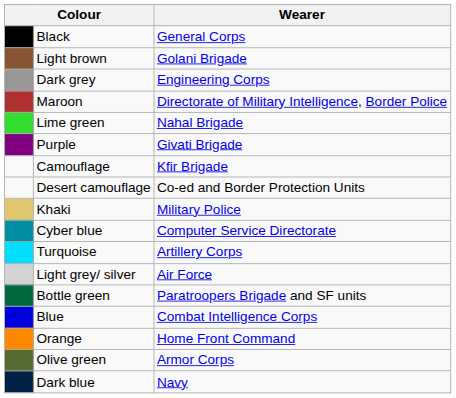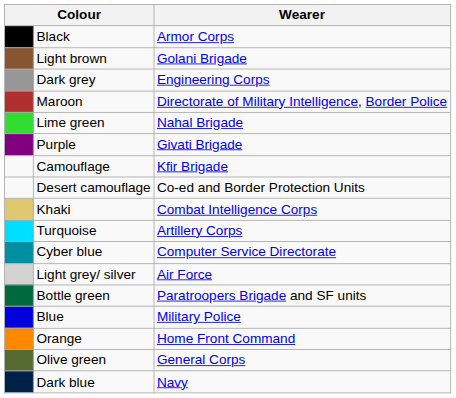(201, 36) General Corps -> (195, 36) Armor Corps
(199, 209) Military Police -> (237, 209) Combat Intelligence Corps
rows swapped: (66, 252) <-> (69, 230)
(237, 317) Combat Intelligence Corps -> (199, 317) Military Police
(195, 360) Armor Corps -> (201, 360) General Corps
